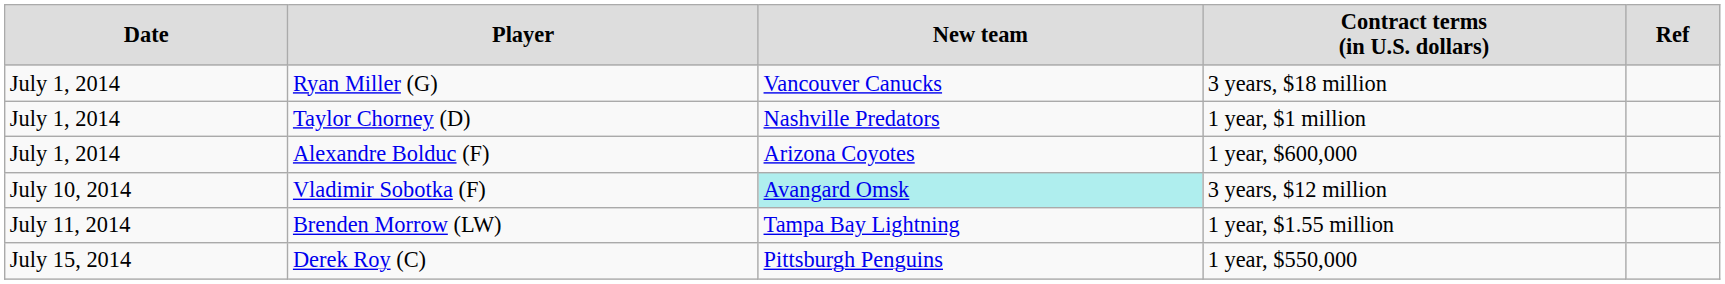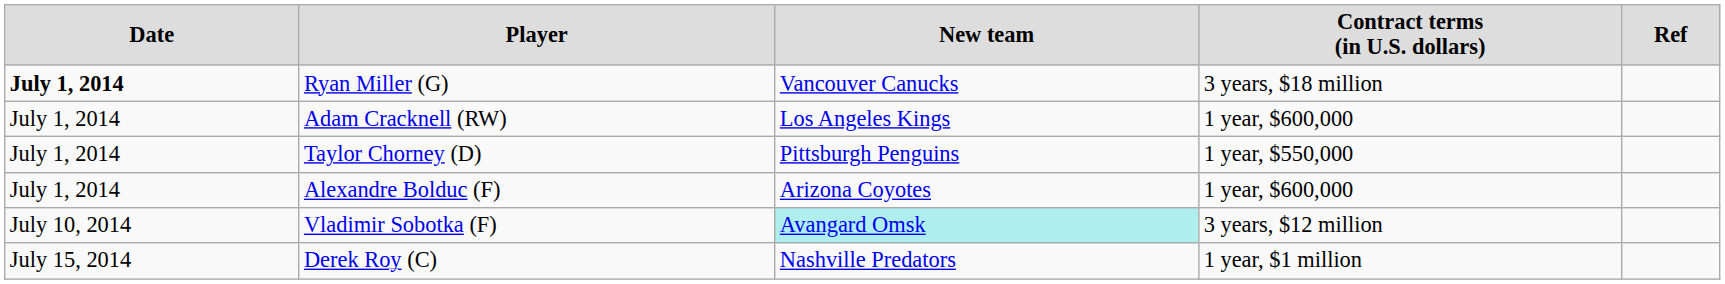(65, 82) normal -> (67, 82) bold
+ row: (405, 118)
(852, 118) Nashville Predators -> (870, 154) Pittsburgh Penguins
(1287, 118) 1 year, $1 million -> (1278, 154) 1 year, $550,000
- row: (397, 225)
(853, 260) Pittsburgh Penguins -> (868, 260) Nashville Predators
(1282, 260) 1 year, $550,000 -> (1283, 260) 1 year, $1 million
